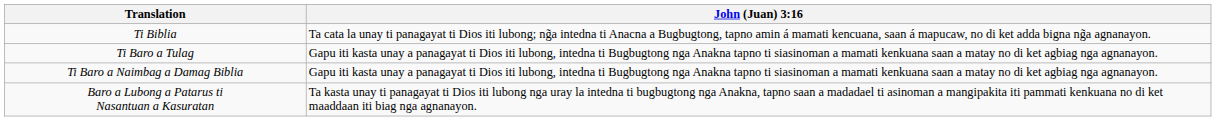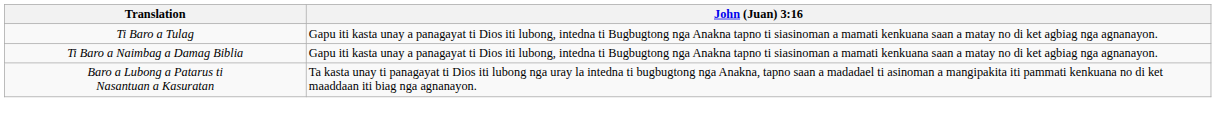- row: (155, 33)
